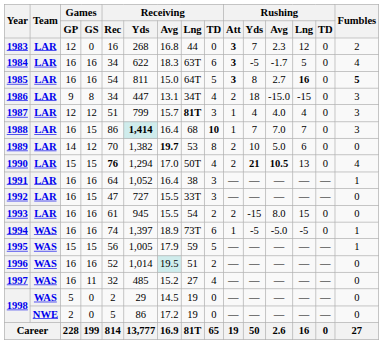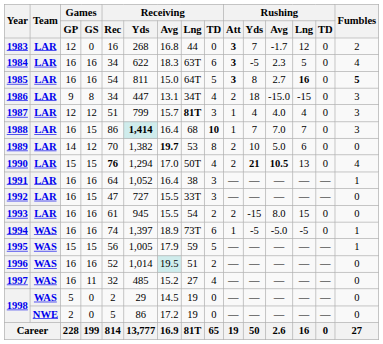(279, 46) 2.3 -> (279, 46) -1.7
(279, 63) -1.7 -> (279, 63) 2.3
